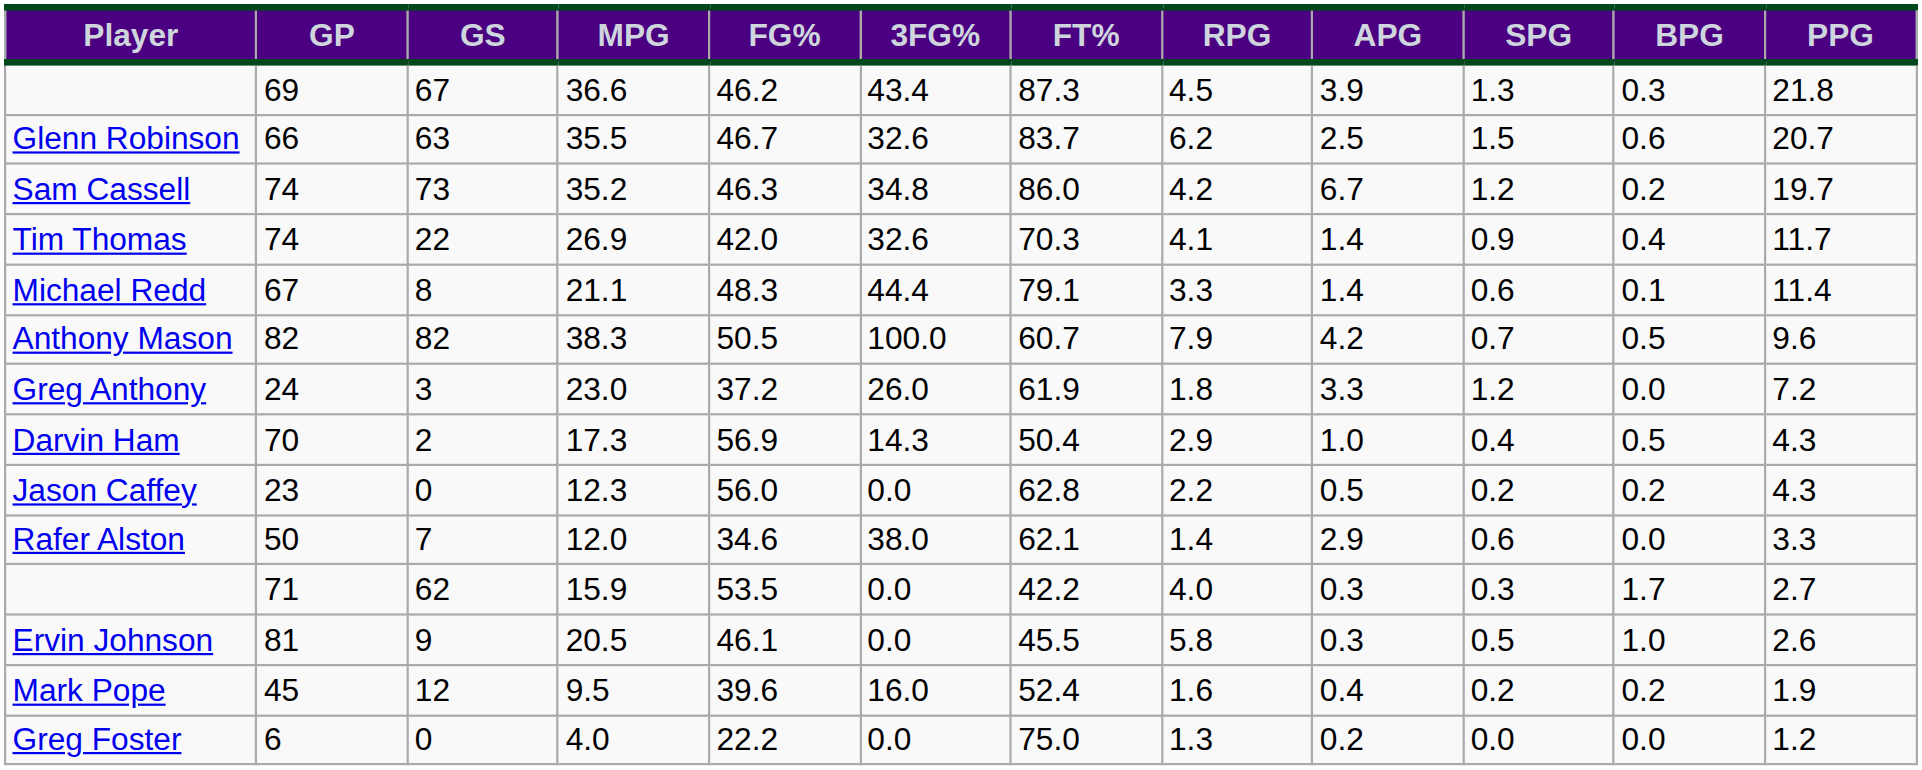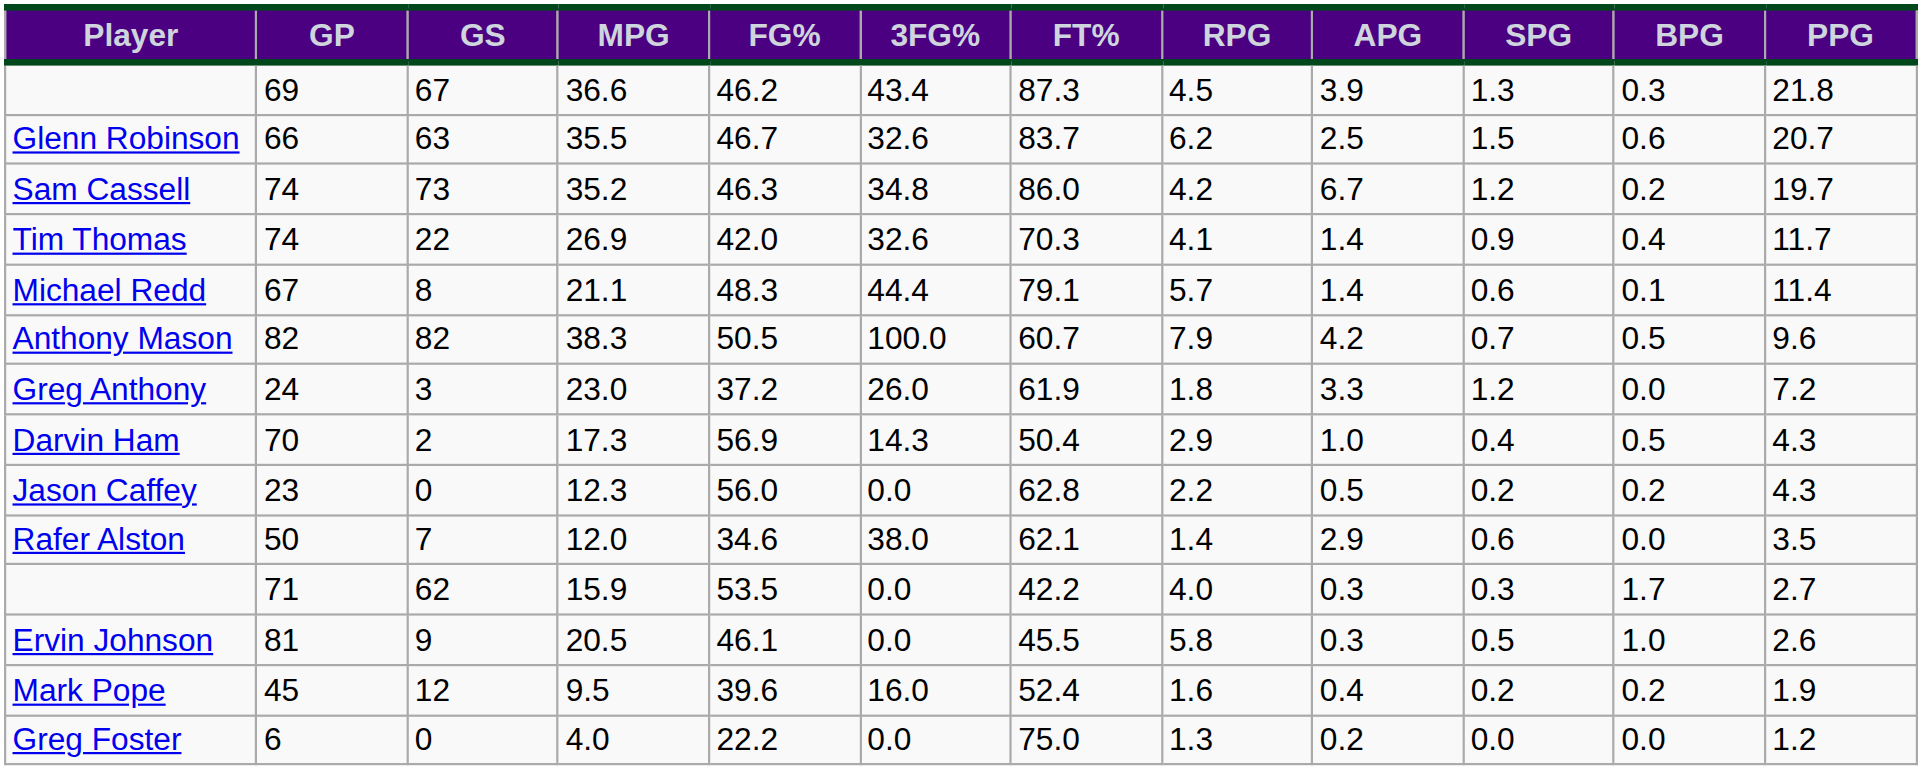(1191, 290) 3.3 -> (1191, 290) 5.7
(1794, 540) 3.3 -> (1794, 540) 3.5
